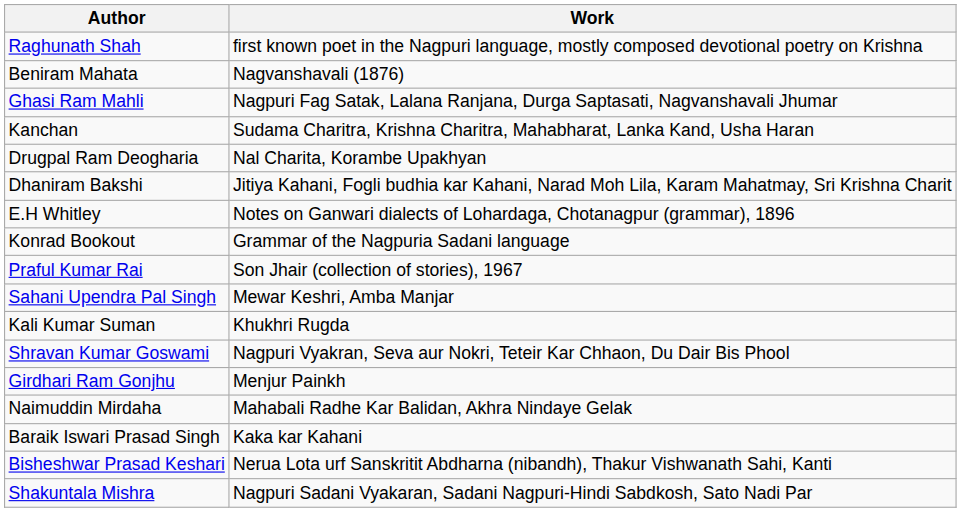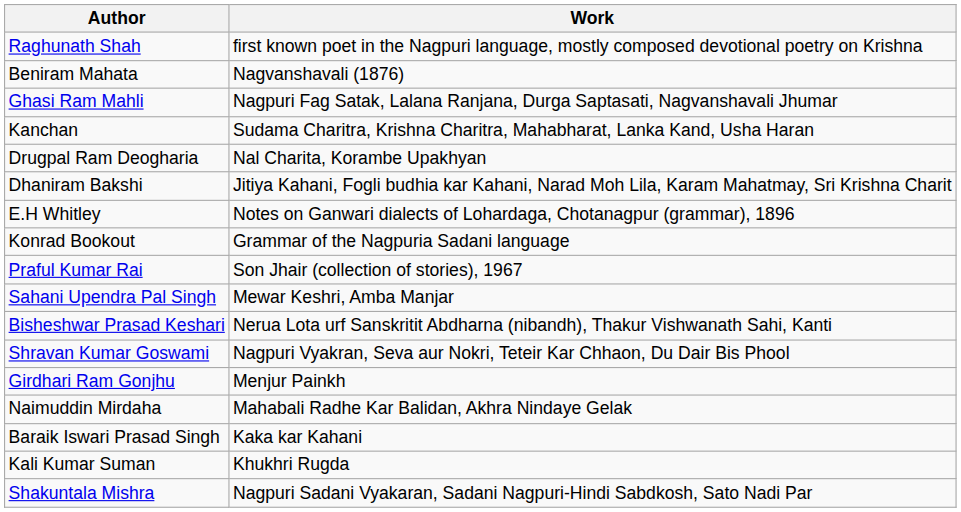rows swapped: (117, 465) <-> (82, 325)
